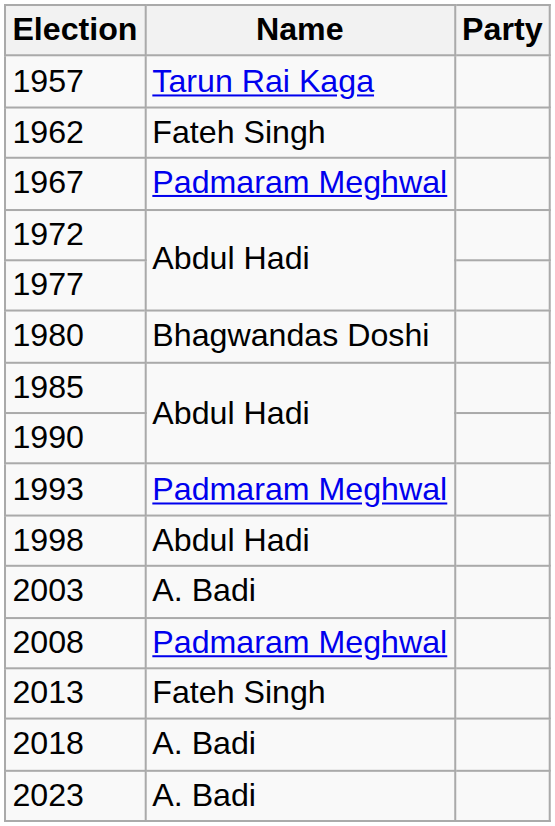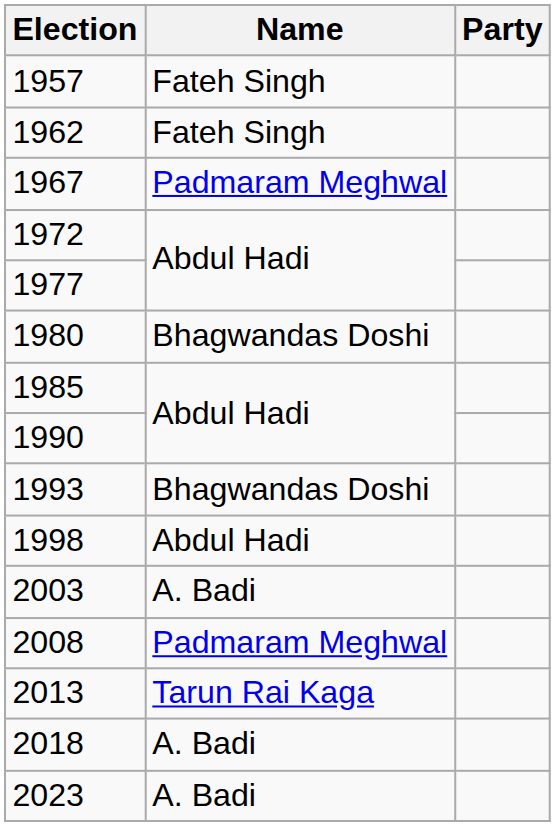(263, 81) Tarun Rai Kaga -> (239, 81) Fateh Singh
(300, 489) Padmaram Meghwal -> (291, 489) Bhagwandas Doshi
(239, 693) Fateh Singh -> (263, 693) Tarun Rai Kaga
